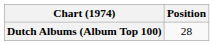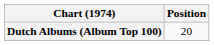(186, 31) 28 -> (186, 31) 20
